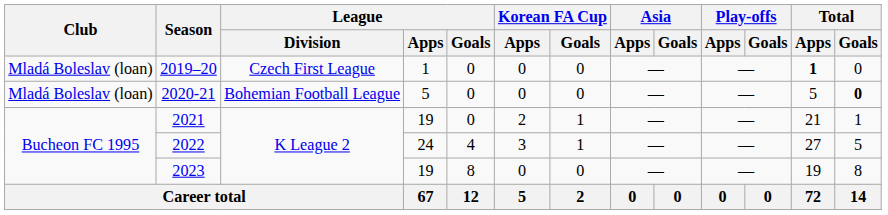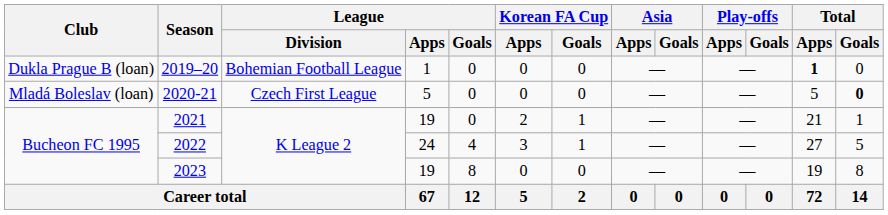(80, 68) Mladá Boleslav (loan) -> (81, 68) Dukla Prague B (loan)
(312, 68) Czech First League -> (314, 68) Bohemian Football League
(312, 94) Bohemian Football League -> (314, 94) Czech First League
